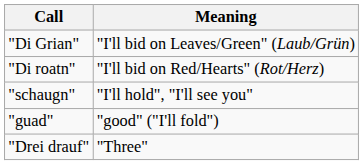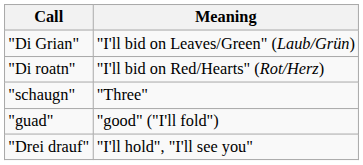(175, 95) "I'll hold", "I'll see you" -> (122, 95) "Three"
(122, 146) "Three" -> (175, 146) "I'll hold", "I'll see you"
